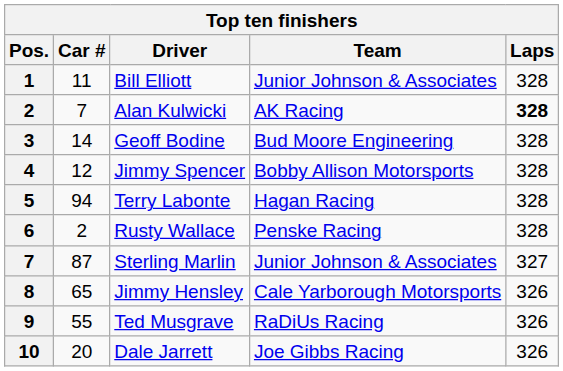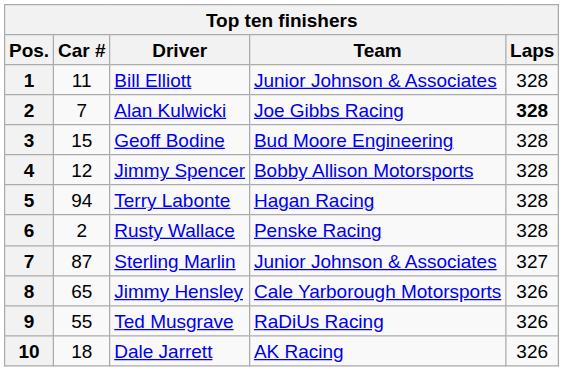(299, 110) AK Racing -> (329, 110) Joe Gibbs Racing
(82, 140) 14 -> (82, 140) 15
(82, 351) 20 -> (82, 351) 18
(329, 351) Joe Gibbs Racing -> (299, 351) AK Racing
